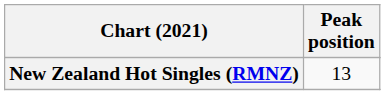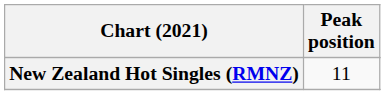(341, 73) 13 -> (341, 73) 11
